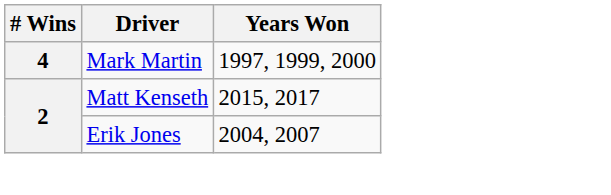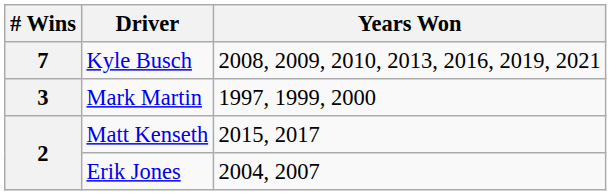+ row: (139, 60)
(43, 60) 4 -> (43, 97) 3
